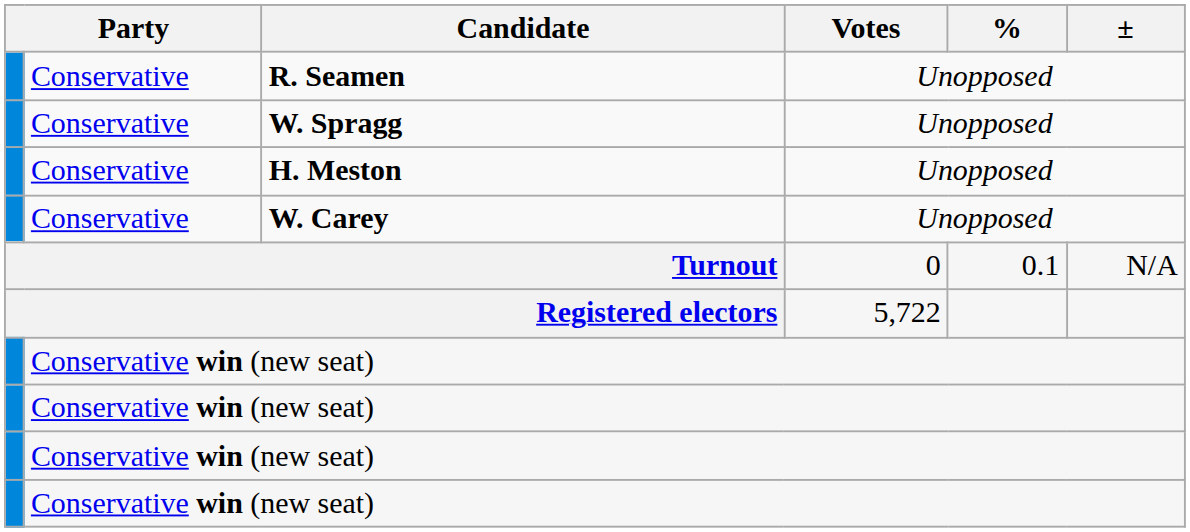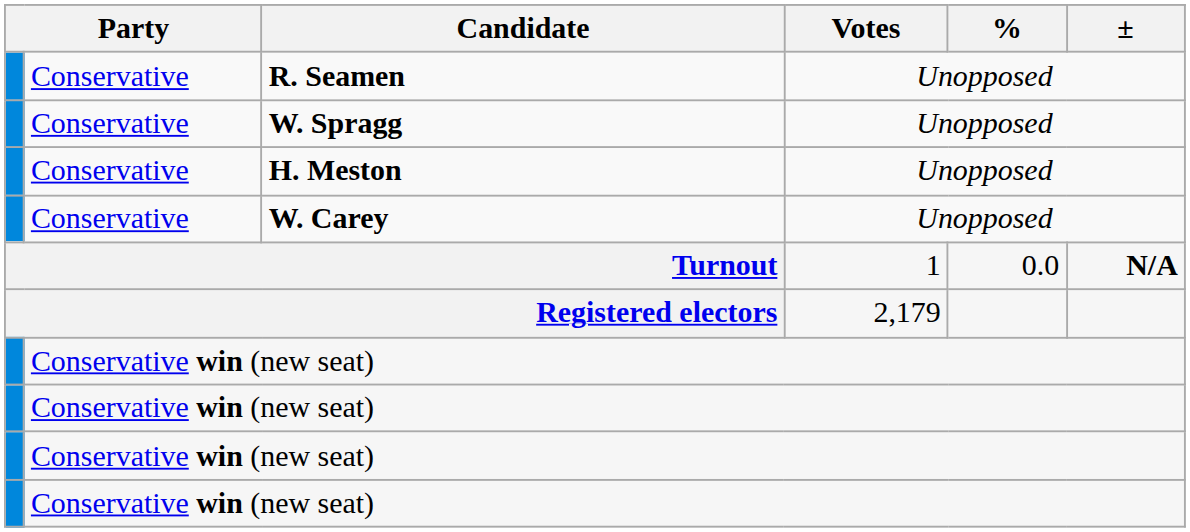(933, 265) 0 -> (933, 265) 1
(1041, 265) 0.1 -> (1041, 265) 0.0
(1152, 265) normal -> (1152, 265) bold
(907, 312) 5,722 -> (907, 312) 2,179
